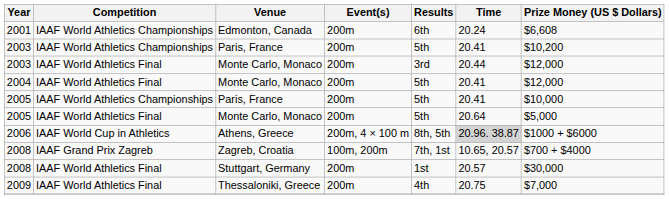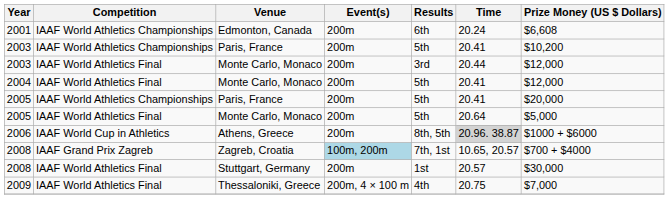(544, 99) $10,000 -> (544, 99) $20,000
(368, 133) 200m, 4 × 100 m -> (341, 133) 200m
(357, 151) no background -> (357, 151) lightblue background
(341, 185) 200m -> (368, 185) 200m, 4 × 100 m
